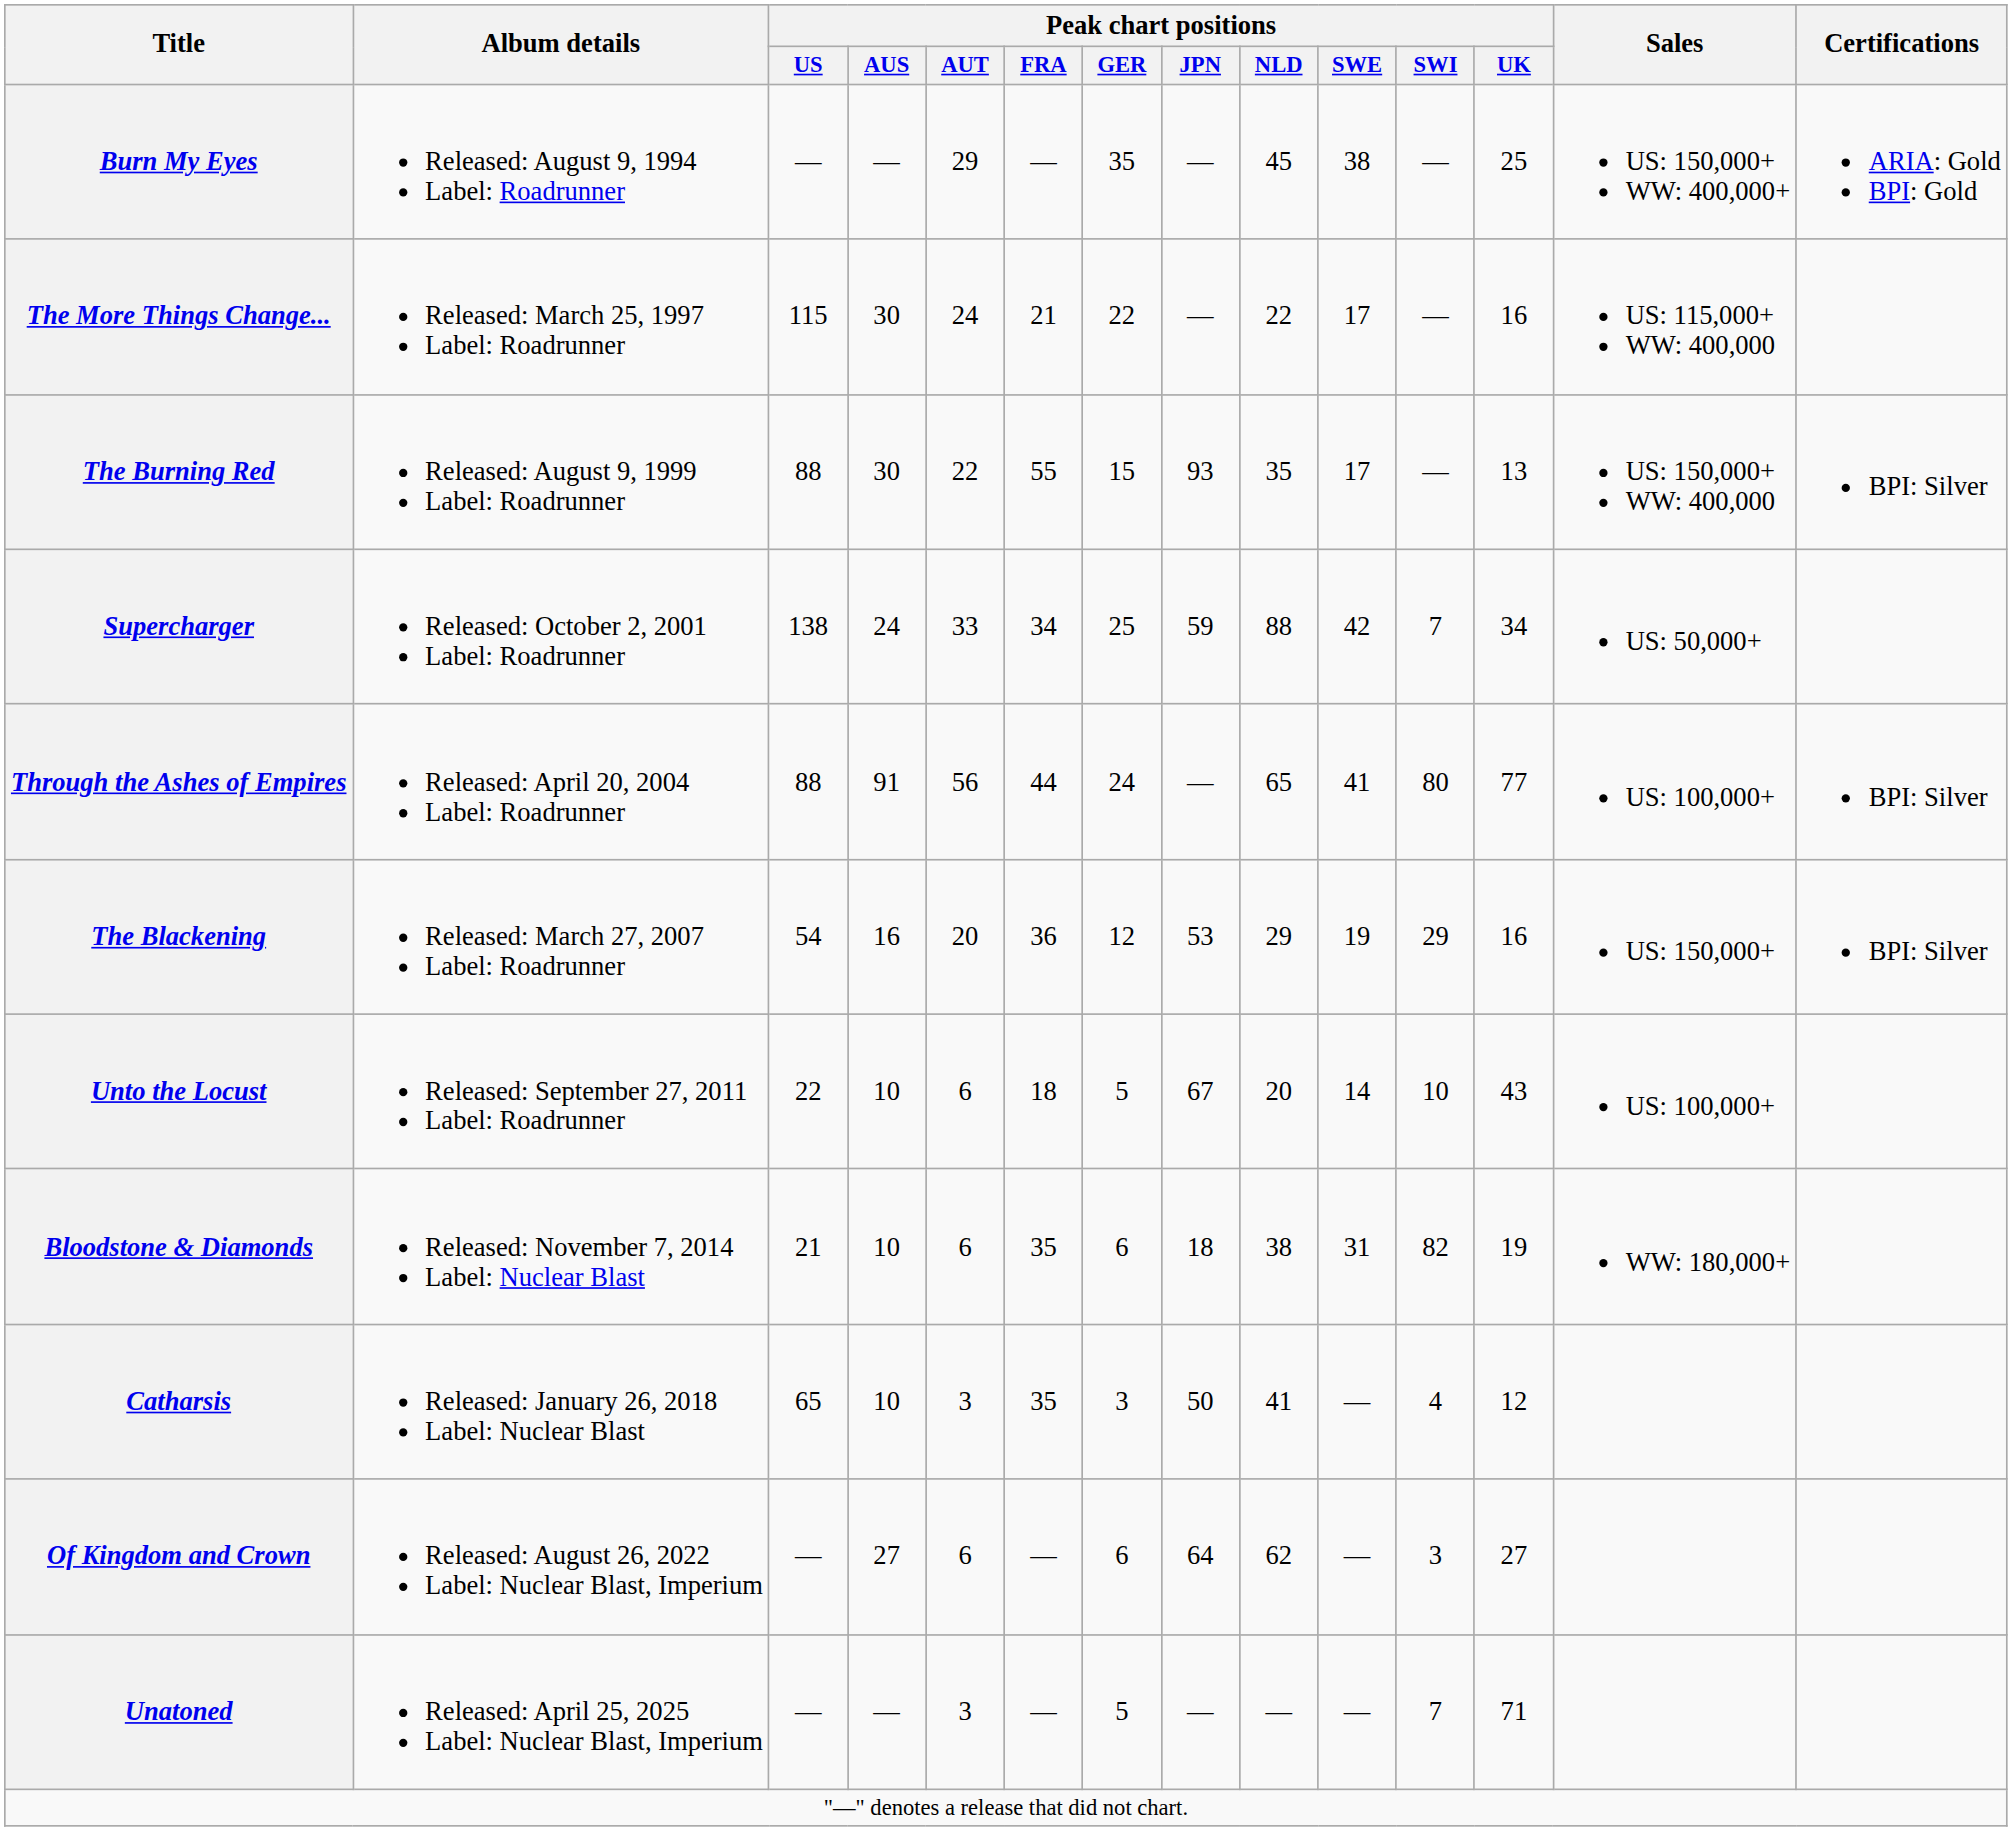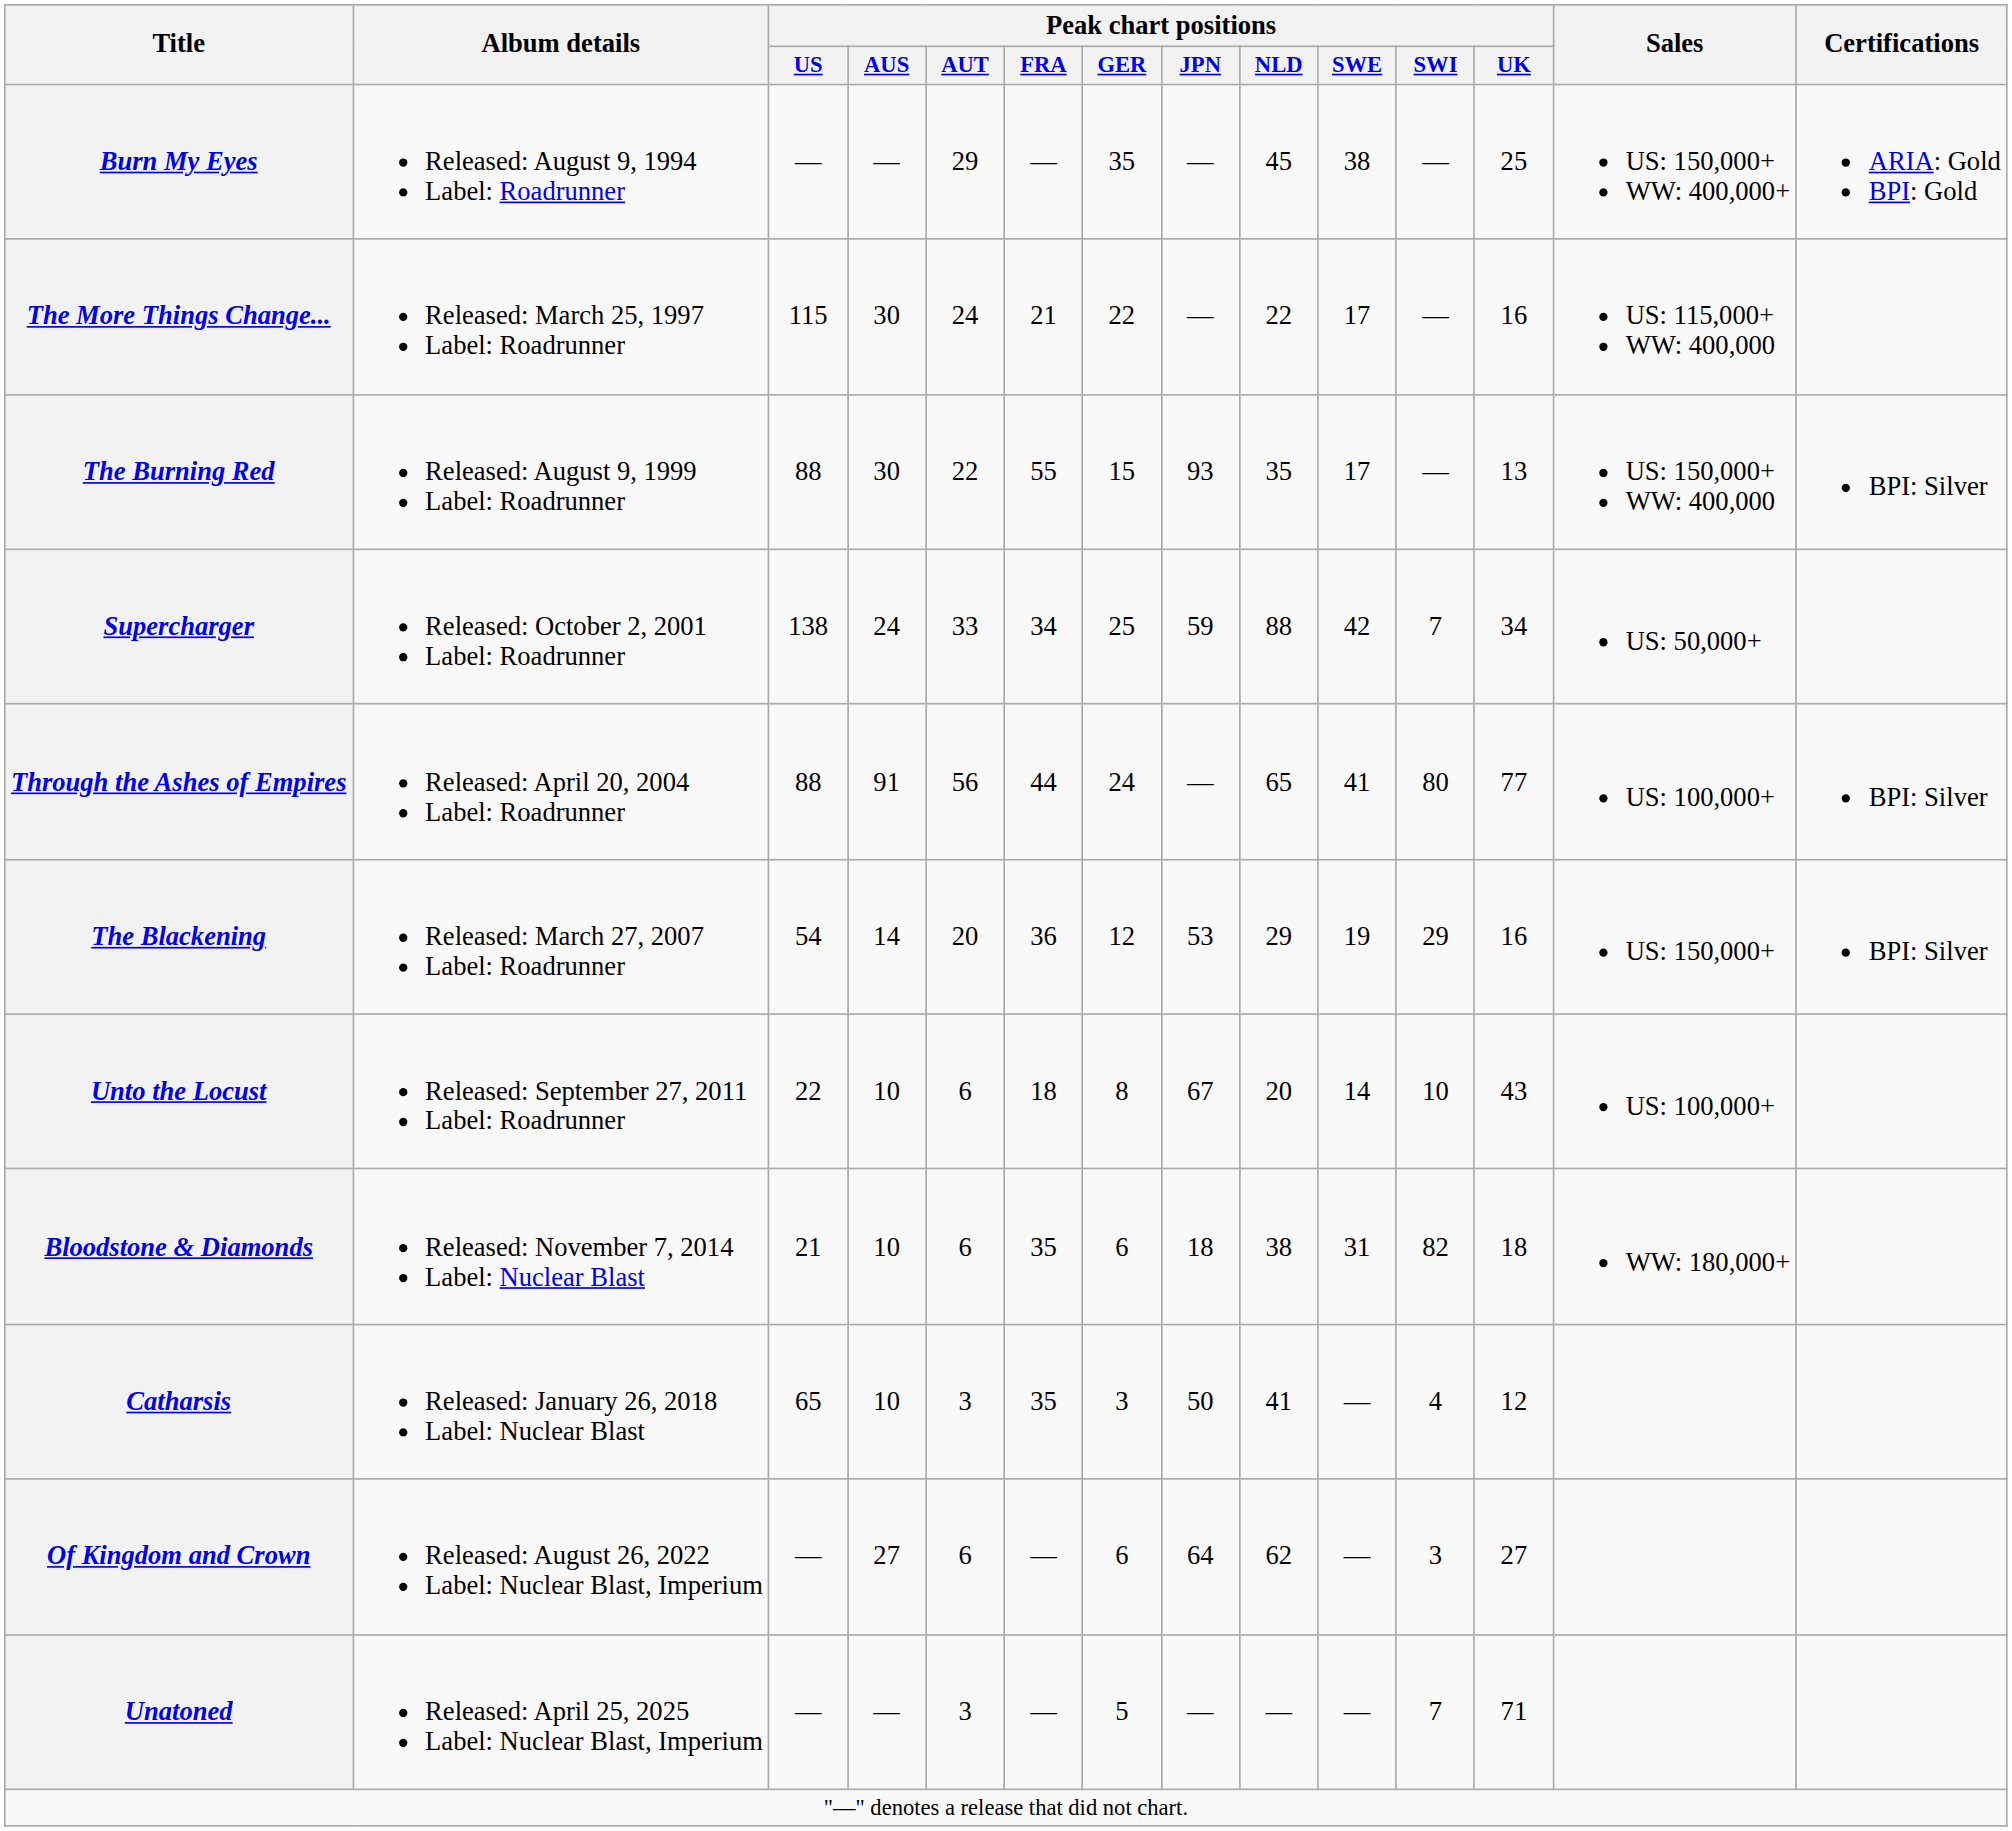(887, 936) 16 -> (887, 936) 14
(1122, 1091) 5 -> (1122, 1091) 8
(1514, 1246) 19 -> (1514, 1246) 18
